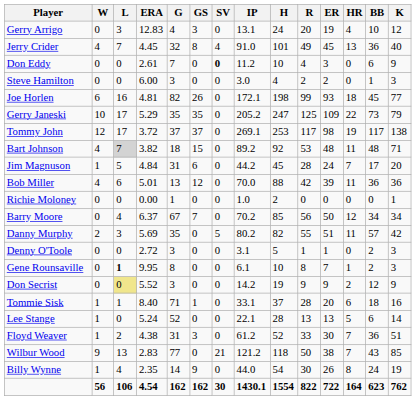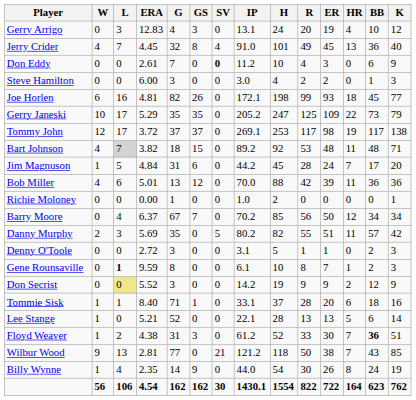(148, 268) 9.95 -> (148, 268) 9.59
(148, 319) 5.24 -> (148, 319) 5.21
(374, 336) normal -> (374, 336) bold
(148, 353) 2.83 -> (148, 353) 2.81
